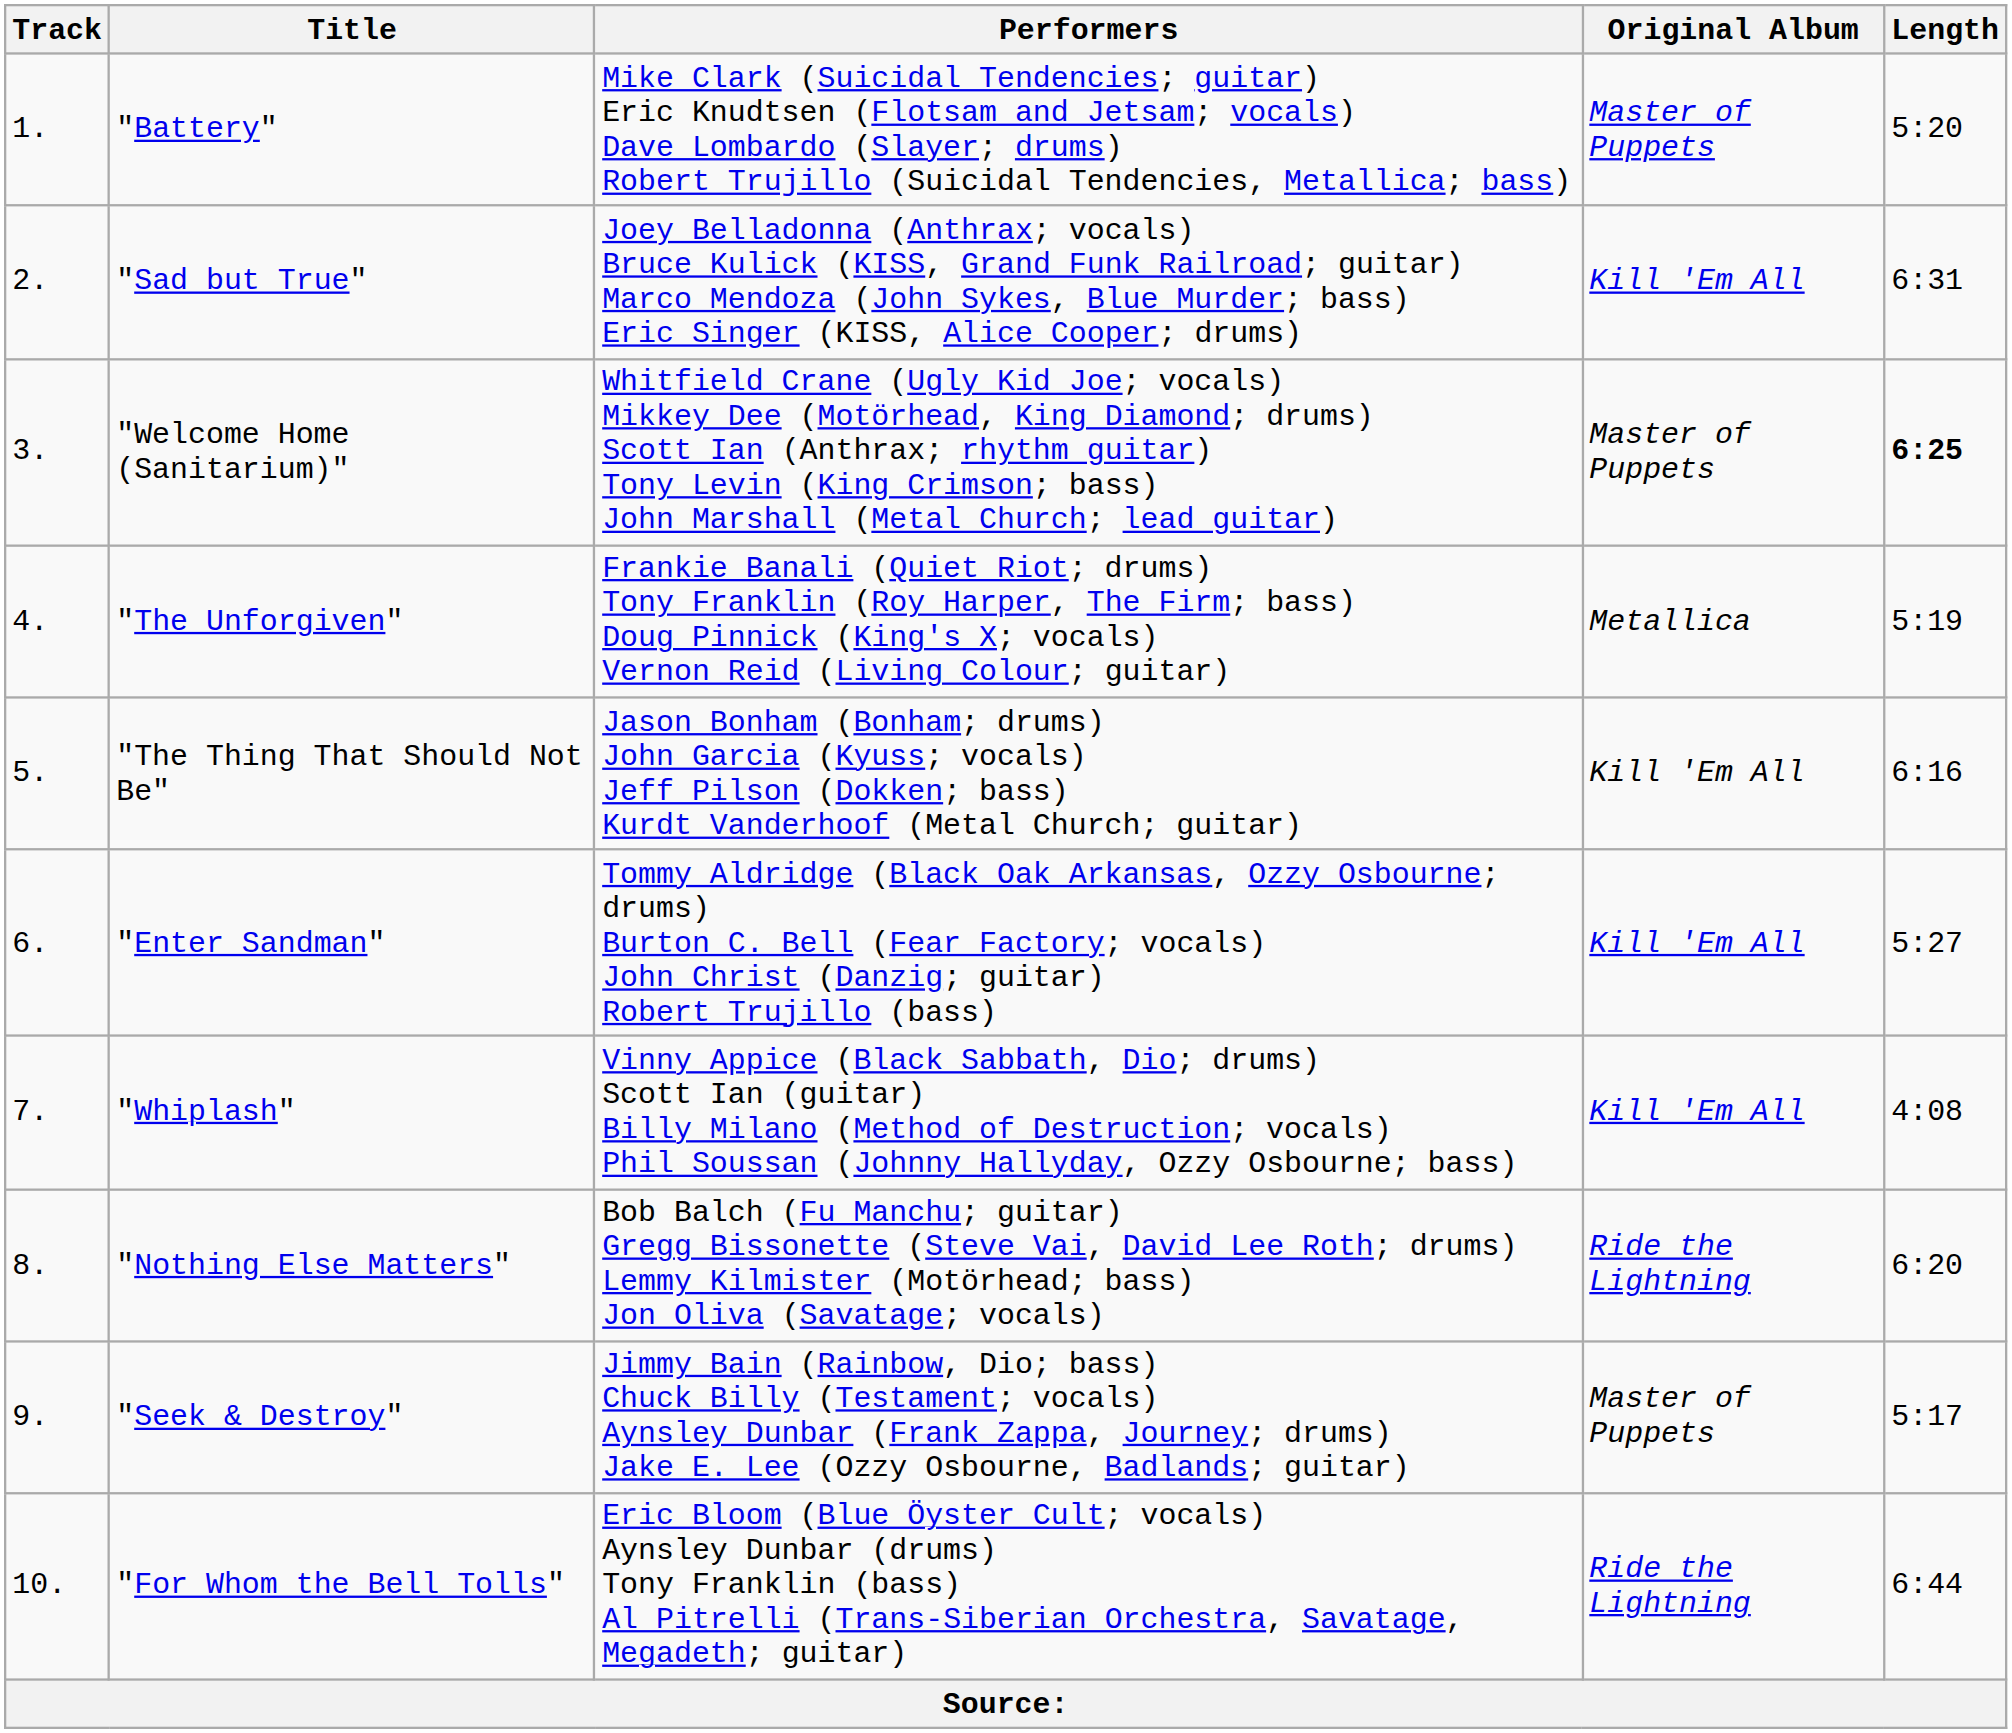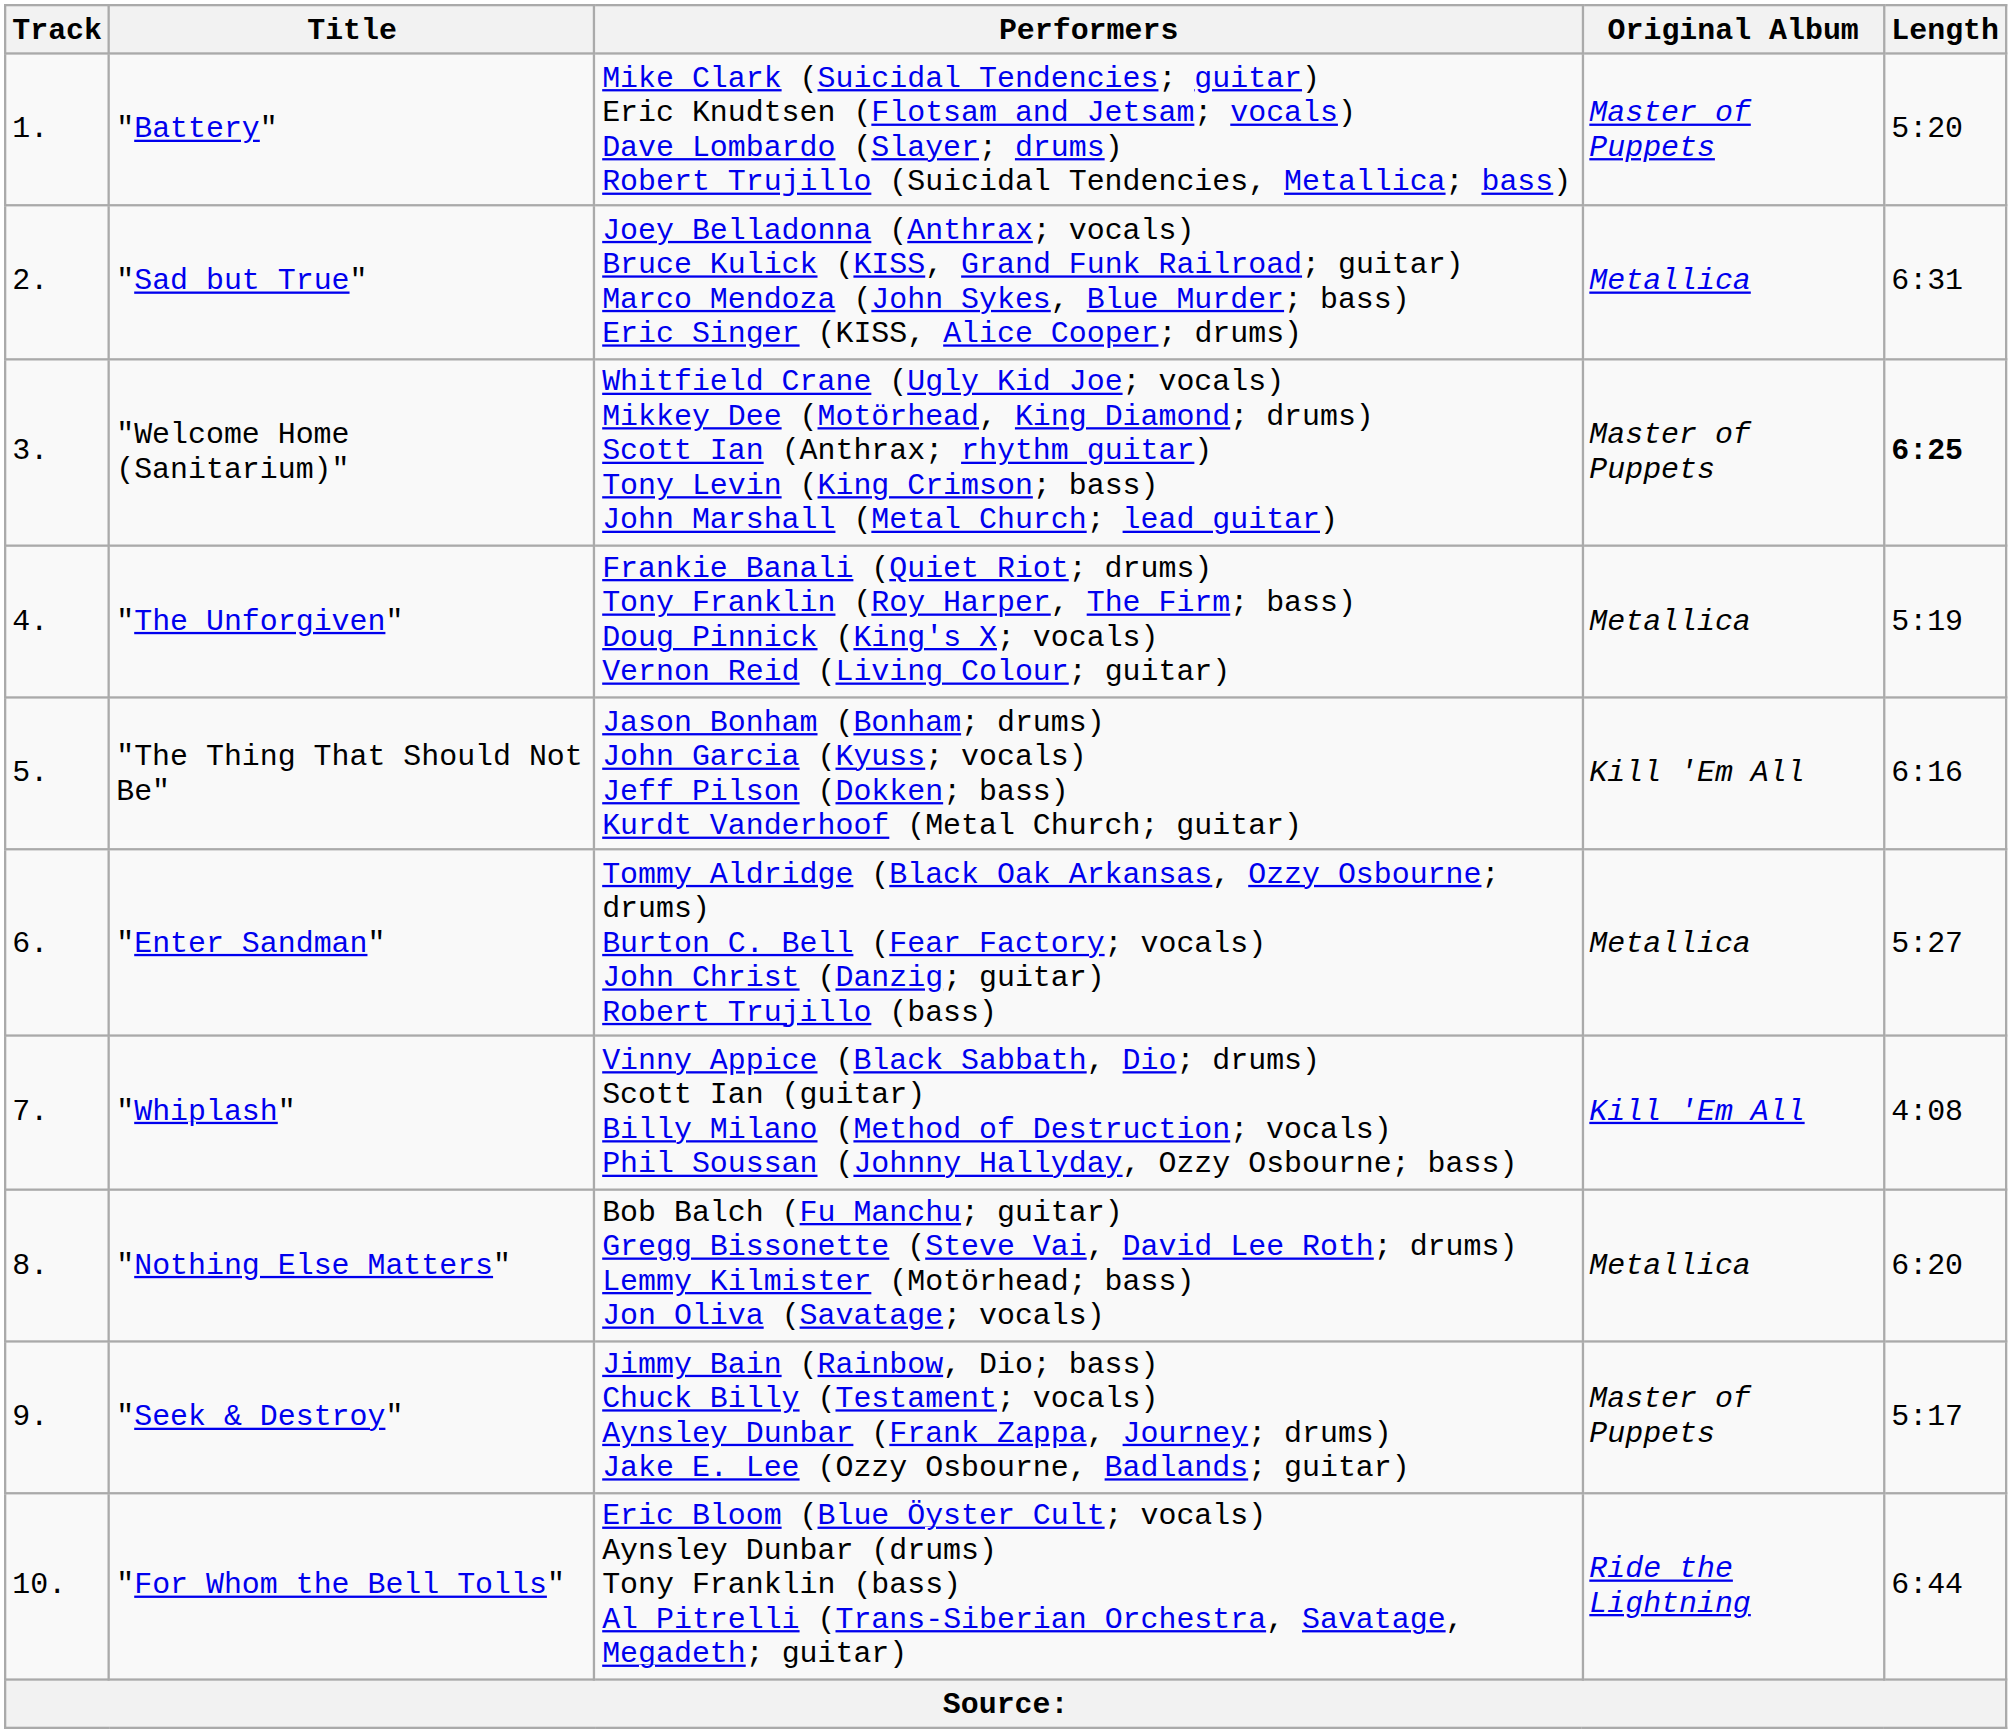(1697, 282) Kill 'Em All -> (1670, 282) Metallica
(1697, 943) Kill 'Em All -> (1670, 943) Metallica
(1670, 1265) Ride the Lightning -> (1670, 1265) Metallica
